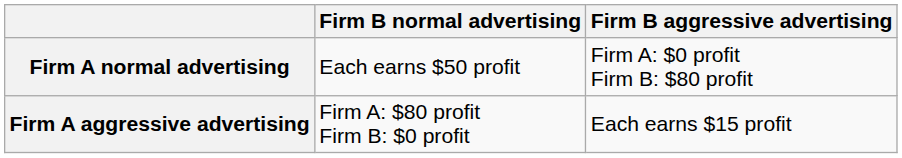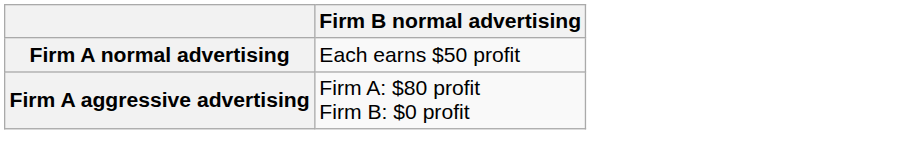- column: (742, 21)
